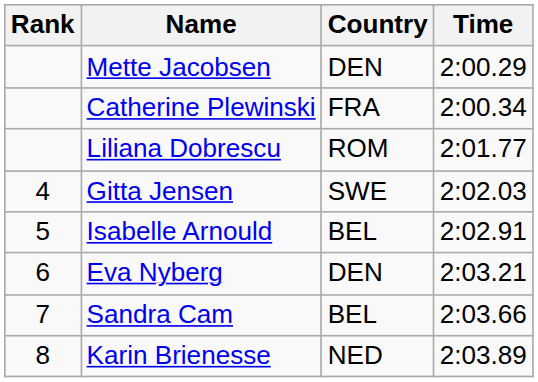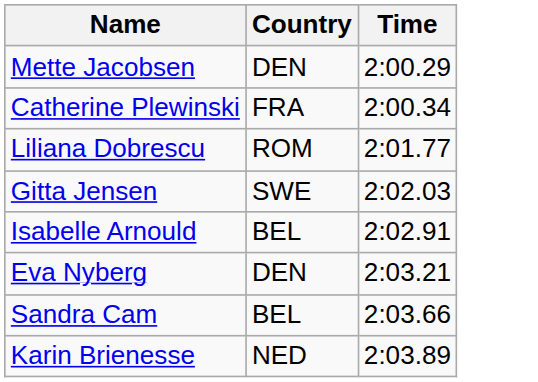- column: (43, 25)
